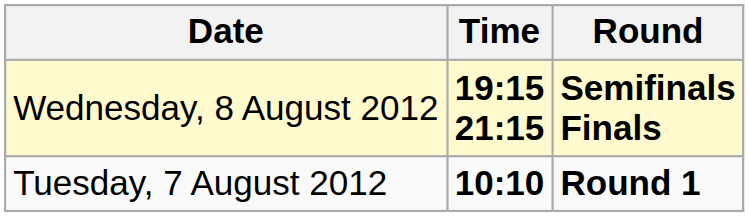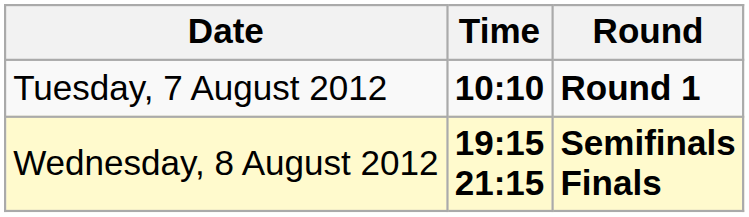rows swapped: (200, 182) <-> (226, 107)
